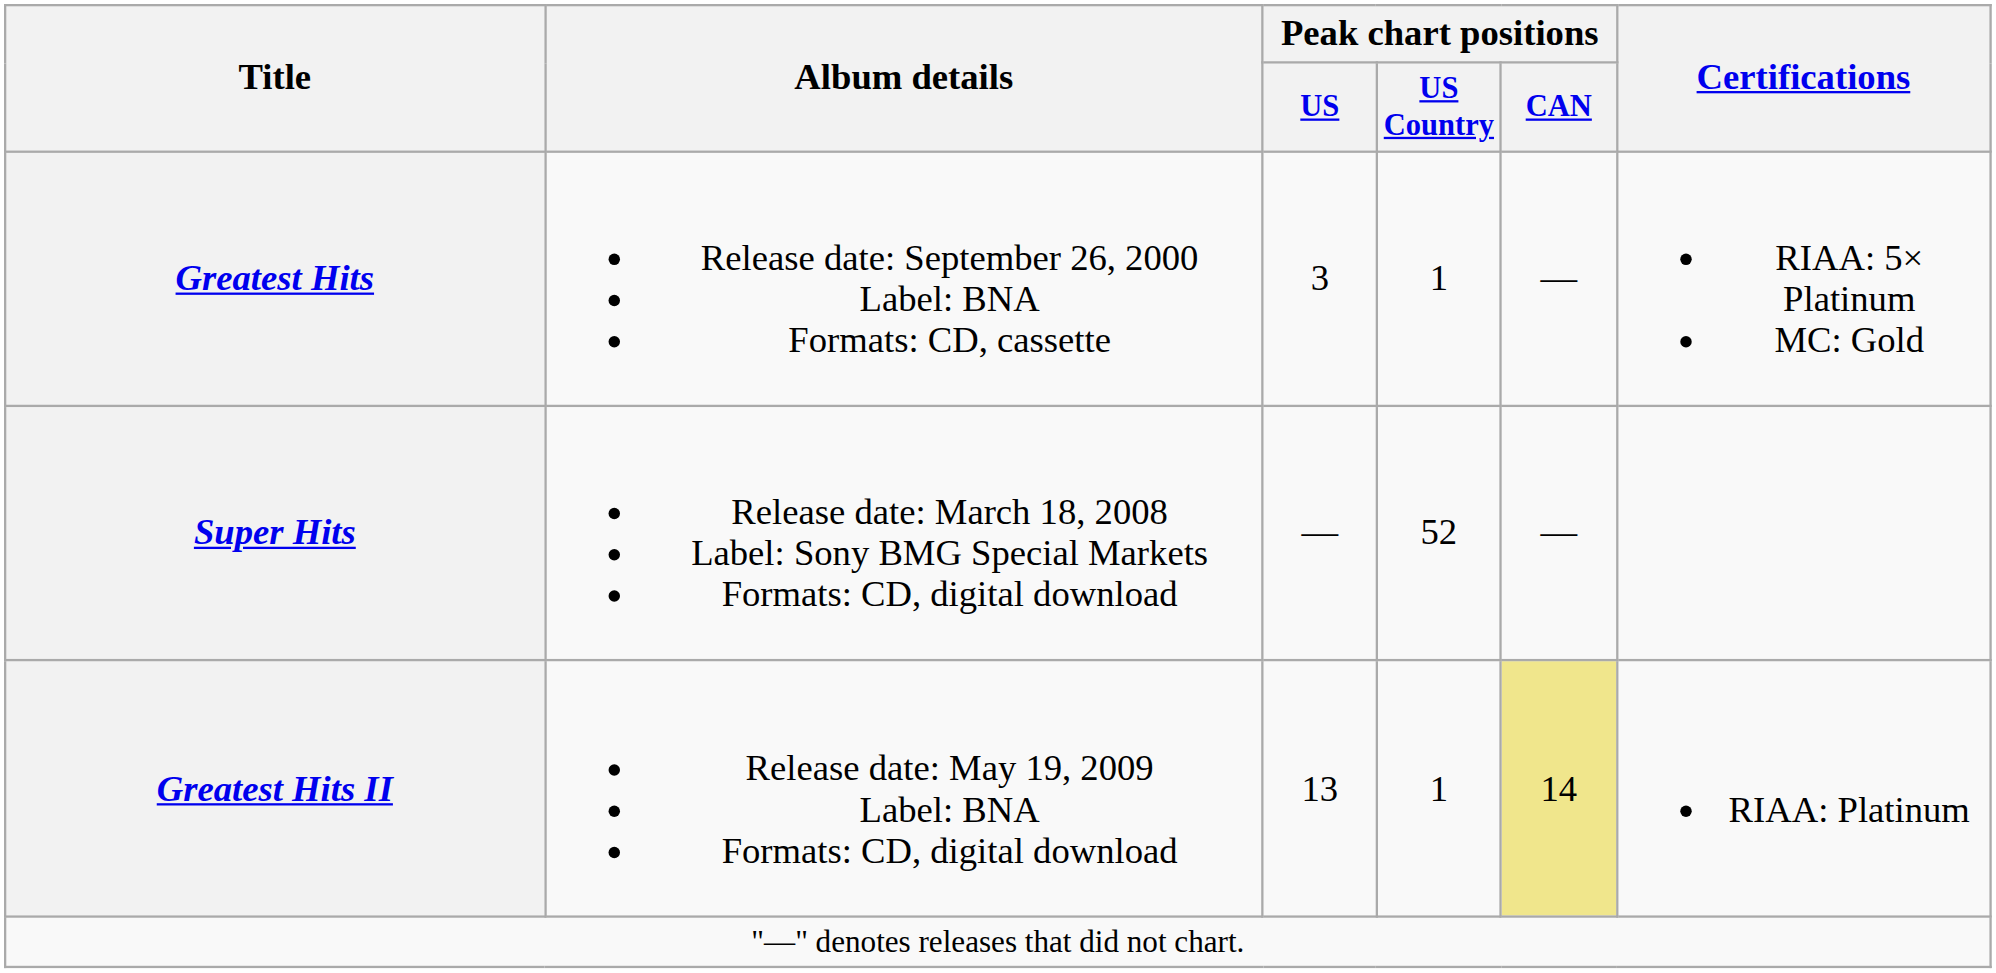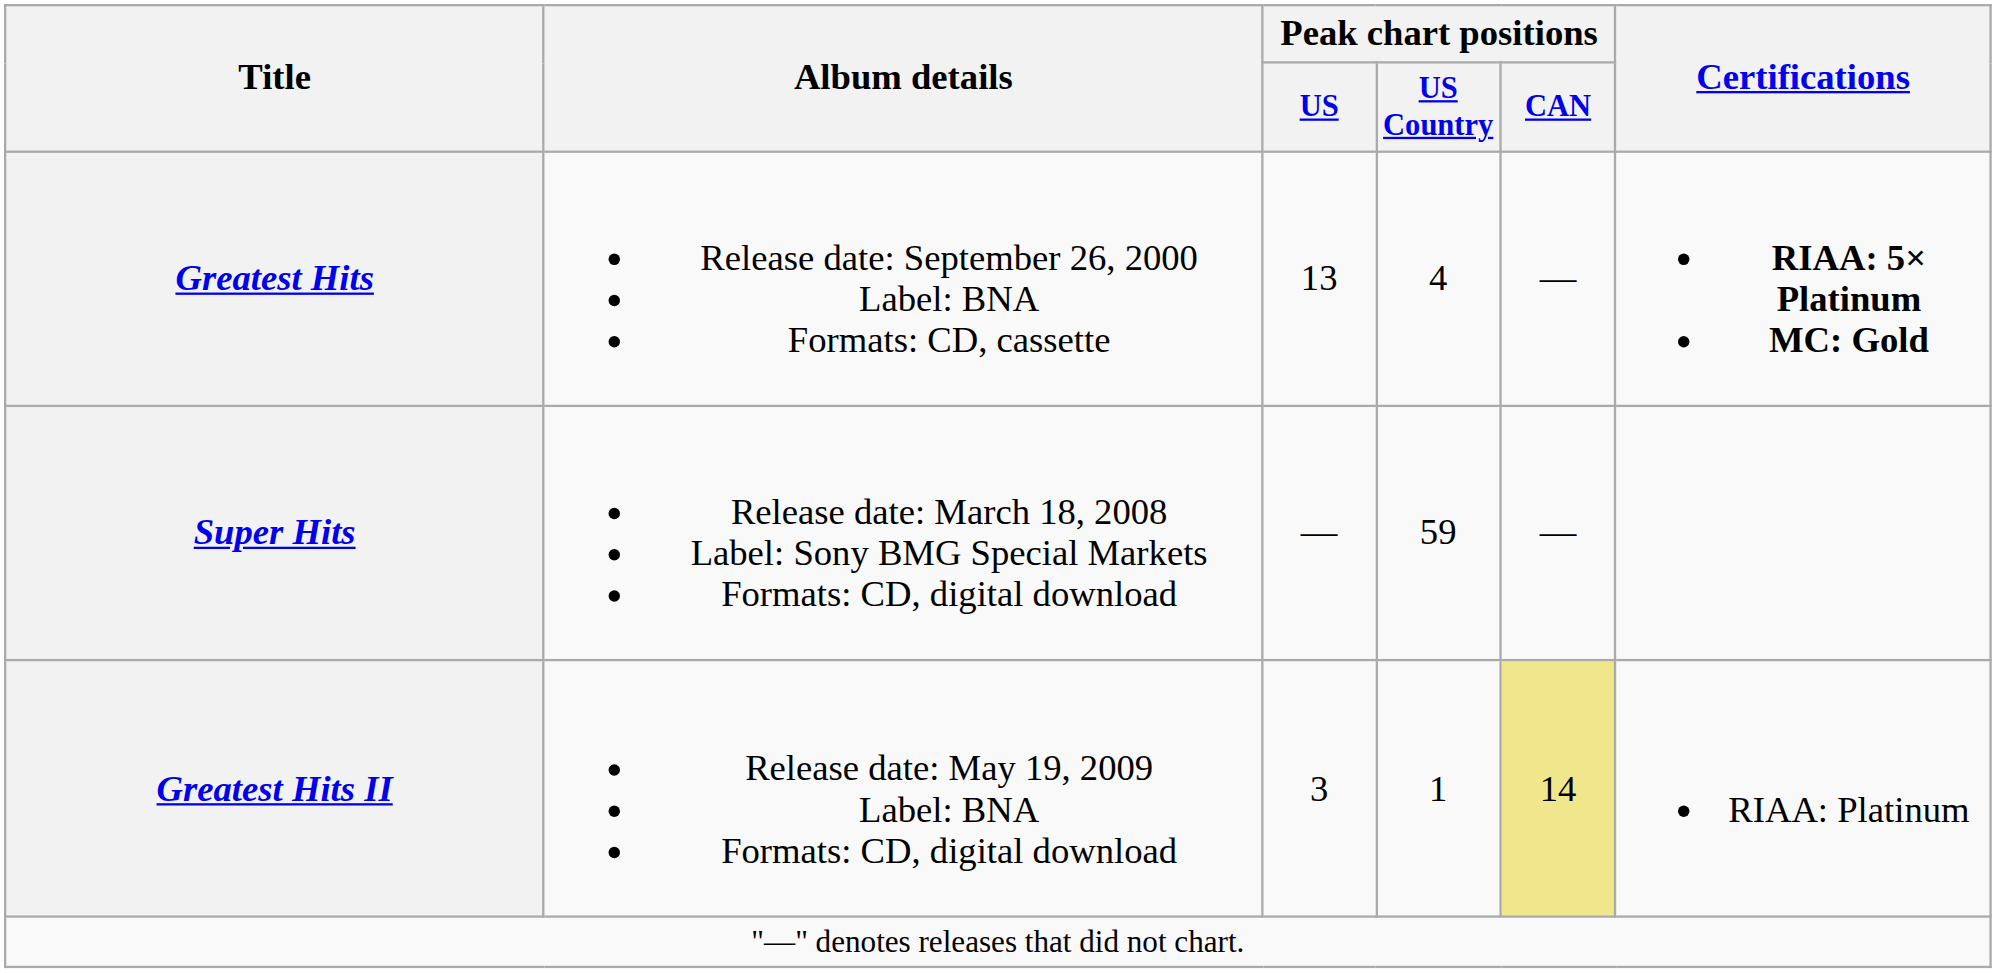(1320, 277) 3 -> (1319, 277) 13
(1439, 277) 1 -> (1438, 277) 4
(1803, 299) normal -> (1803, 299) bold
(1439, 532) 52 -> (1438, 532) 59
(1320, 787) 13 -> (1319, 787) 3
